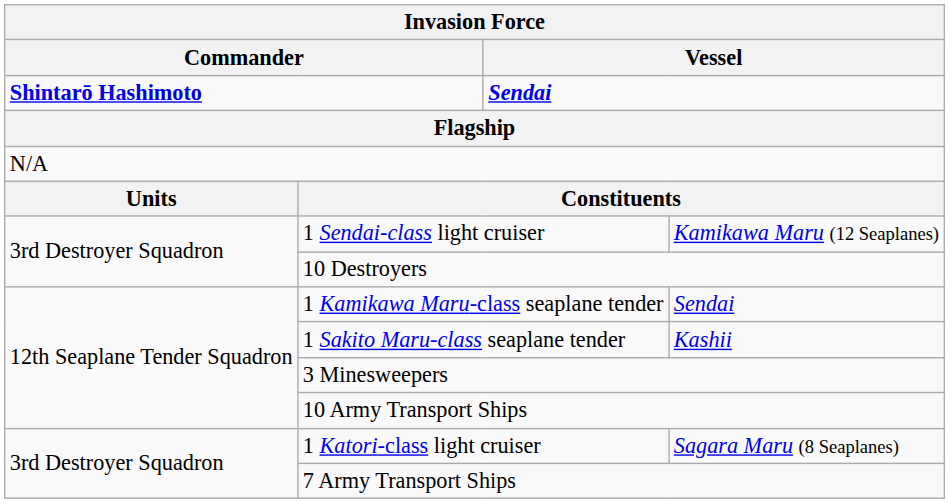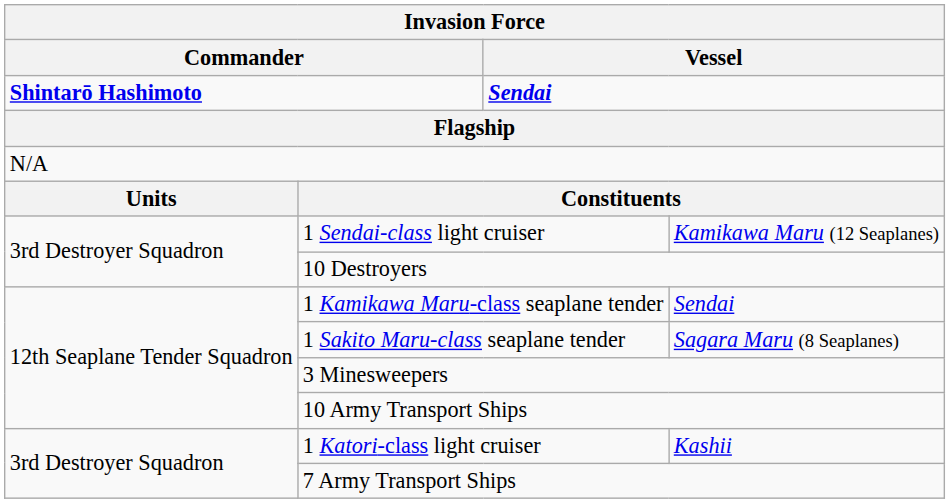(703, 339) Kashii -> (786, 339) Sagara Maru (8 Seaplanes)
(786, 445) Sagara Maru (8 Seaplanes) -> (703, 445) Kashii
